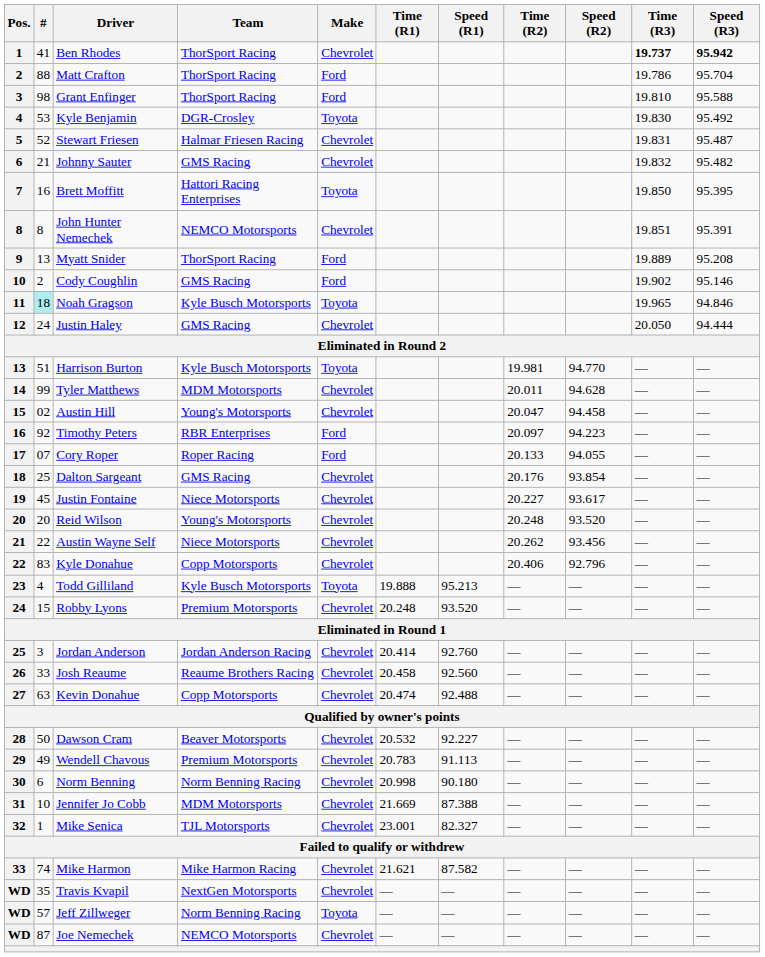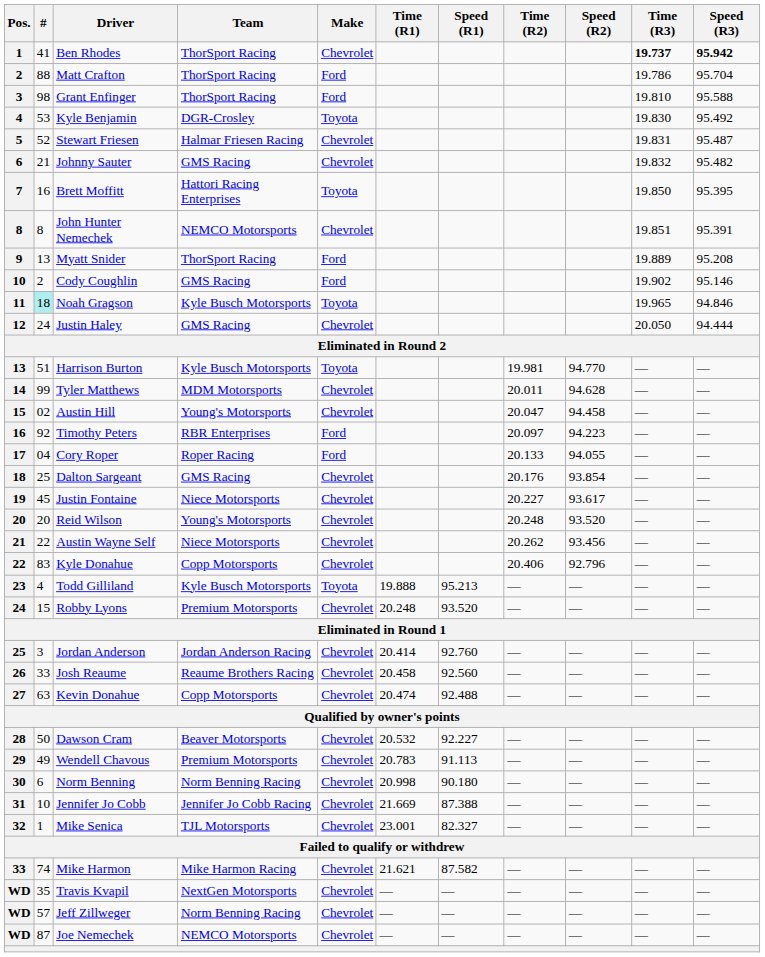(43, 455) 07 -> (43, 455) 04
(231, 803) MDM Motorsports -> (246, 803) Jennifer Jo Cobb Racing
(339, 912) Toyota -> (347, 912) Chevrolet
